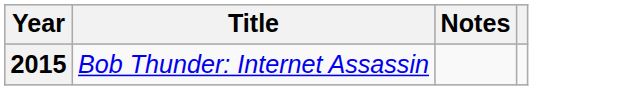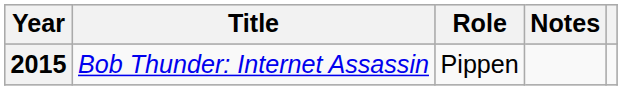+ column: (480, 24)
